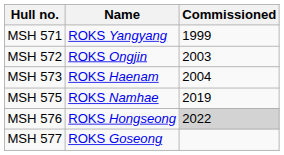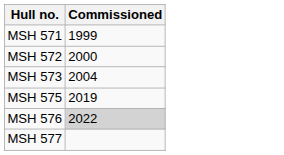- column: (122, 14)
(197, 56) 2003 -> (83, 56) 2000
